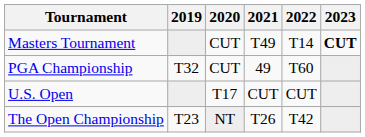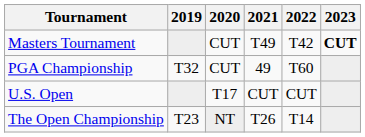(301, 43) T14 -> (301, 43) T42
(301, 119) T42 -> (301, 119) T14
